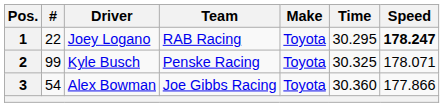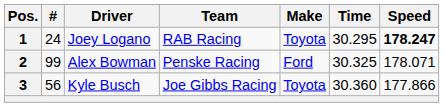(53, 39) 22 -> (53, 39) 24
(104, 62) Kyle Busch -> (112, 62) Alex Bowman
(305, 62) Toyota -> (298, 62) Ford
(53, 85) 54 -> (53, 85) 56
(112, 85) Alex Bowman -> (104, 85) Kyle Busch
